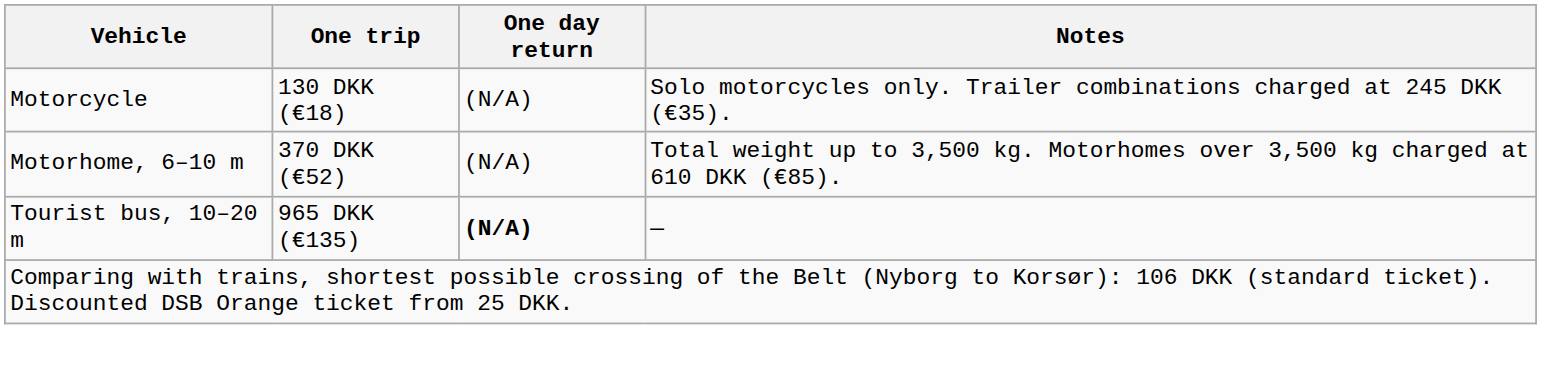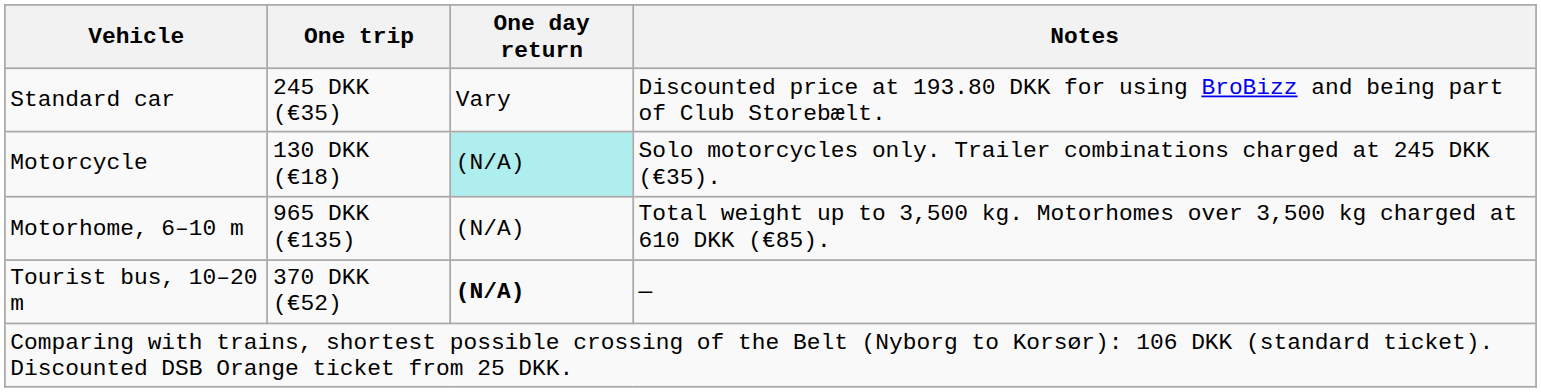+ row: (93, 100)
(498, 100) no background -> (490, 164) paleturquoise background
(326, 164) 370 DKK (€52) -> (321, 228) 965 DKK (€135)
(326, 228) 965 DKK (€135) -> (321, 291) 370 DKK (€52)
